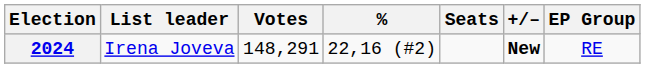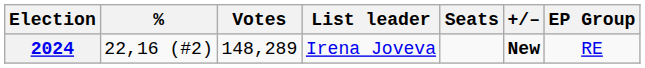columns swapped: (169, 19) <-> (382, 19)
(281, 49) 148,291 -> (259, 49) 148,289
